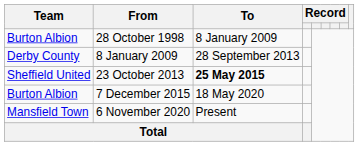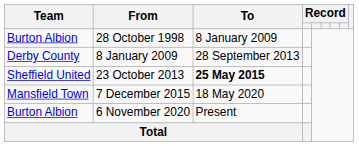(42, 94) Burton Albion -> (48, 94) Mansfield Town
(48, 113) Mansfield Town -> (42, 113) Burton Albion
